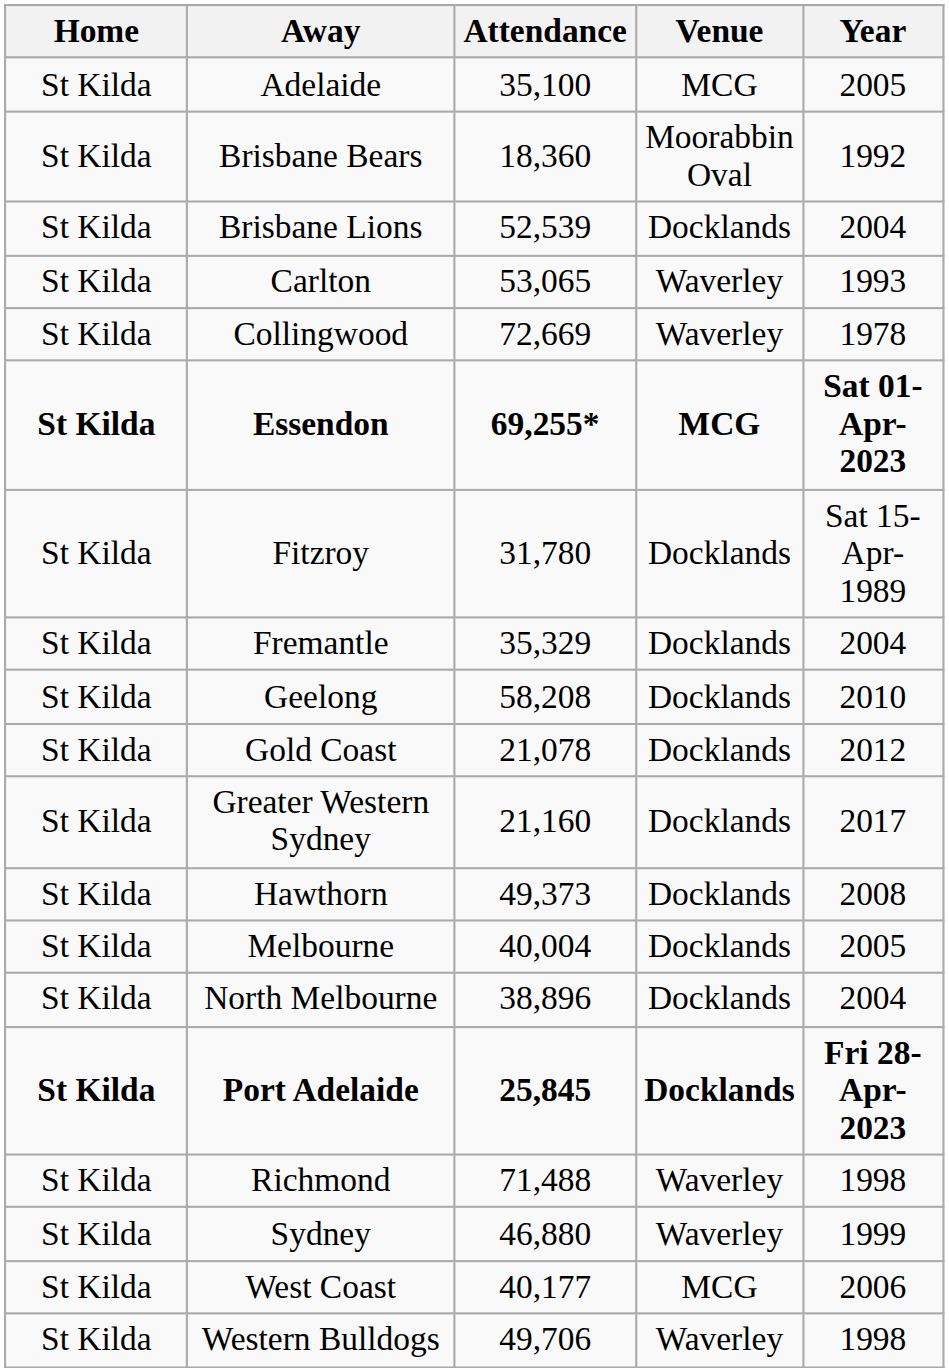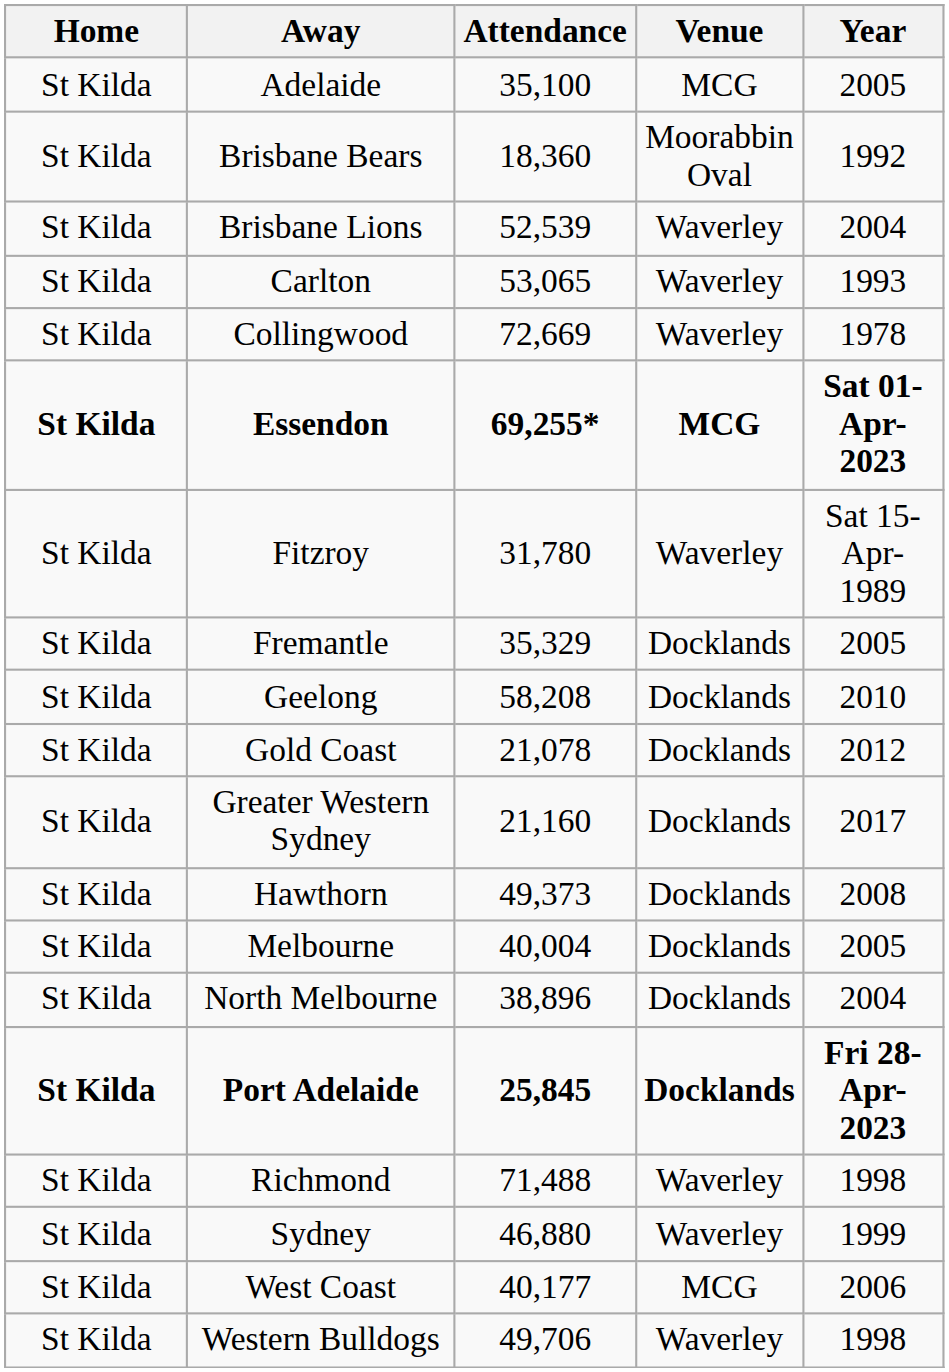(719, 227) Docklands -> (719, 227) Waverley
(719, 552) Docklands -> (719, 552) Waverley
(873, 643) 2004 -> (873, 643) 2005
